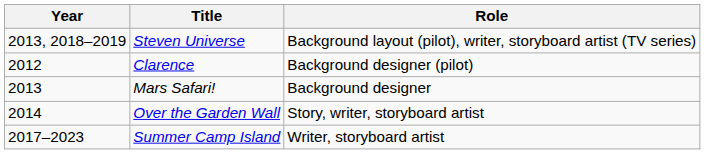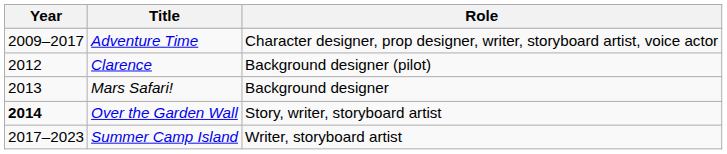+ row: (145, 40)
- row: (189, 40)
(25, 112) normal -> (25, 112) bold
